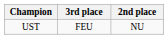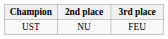columns swapped: (137, 12) <-> (84, 12)
